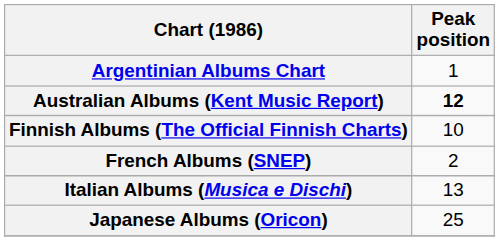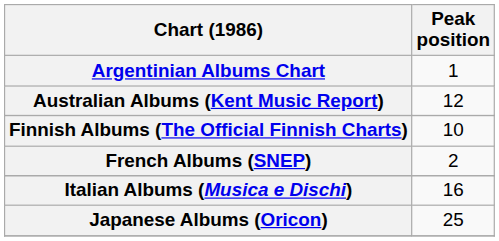(453, 100) bold -> (453, 100) normal
(453, 190) 13 -> (453, 190) 16
